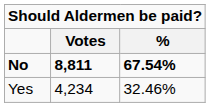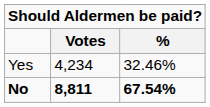rows swapped: (21, 89) <-> (18, 65)
